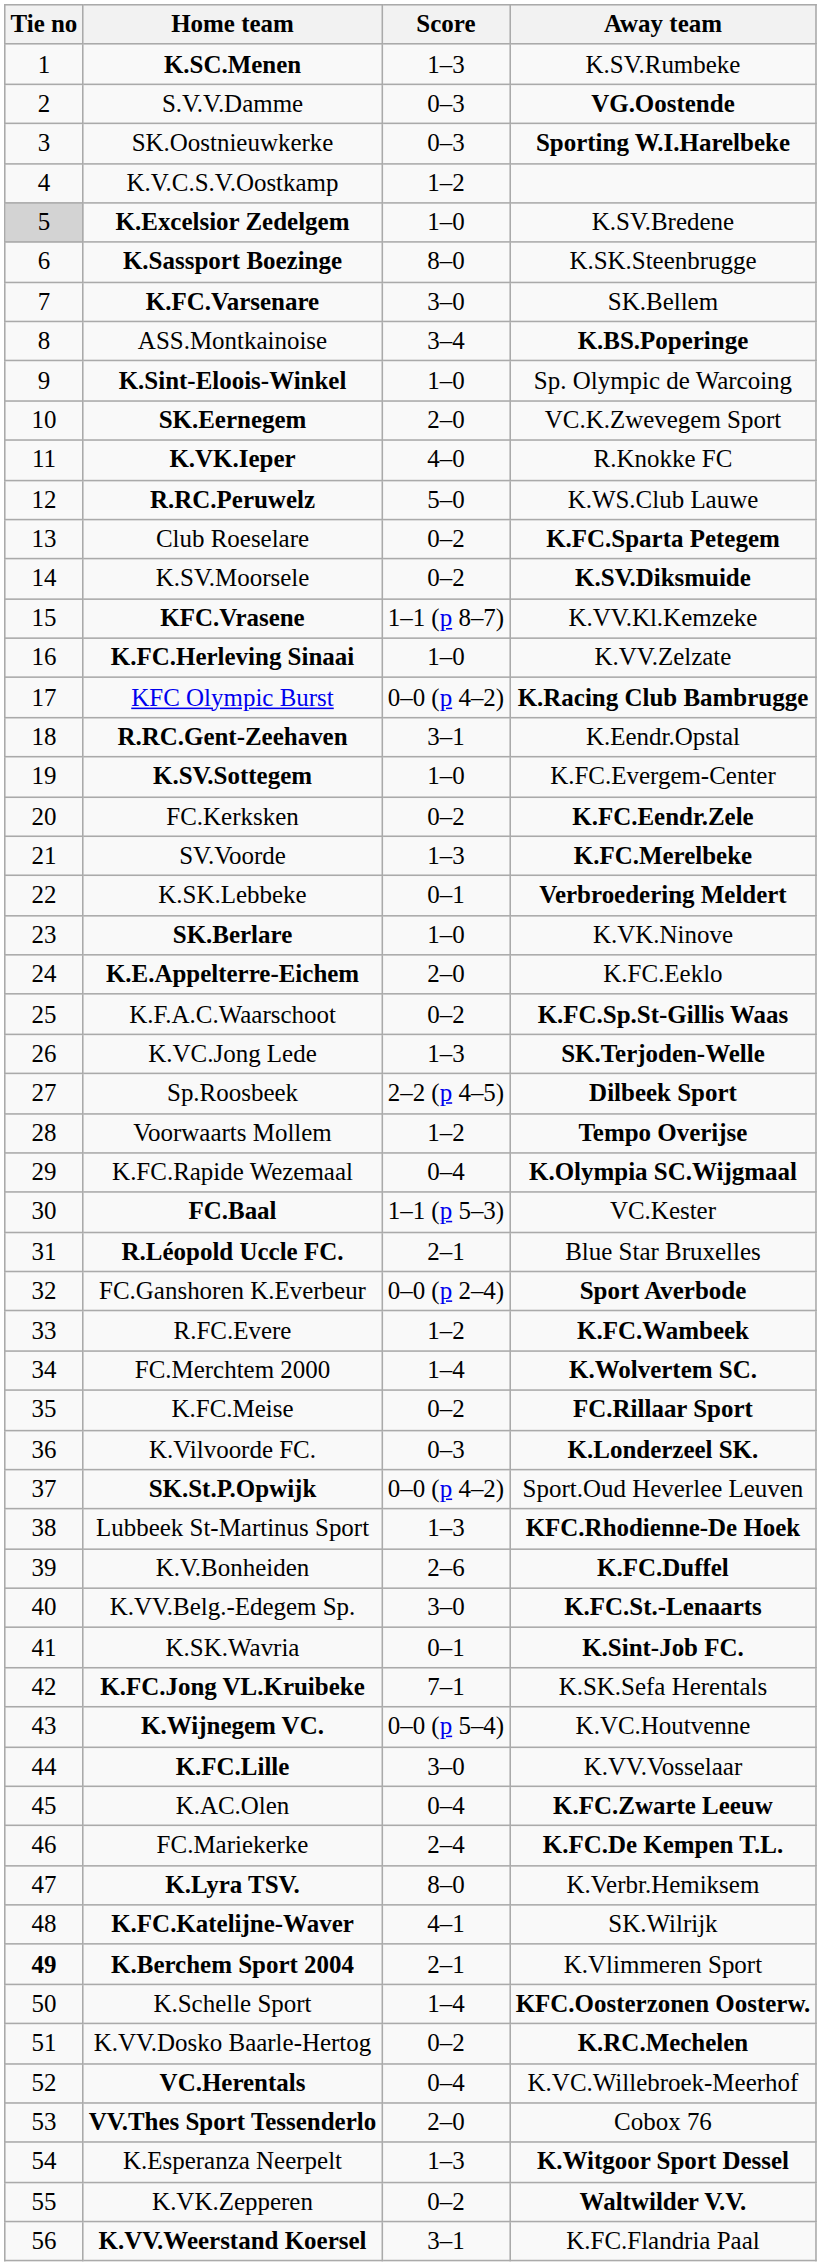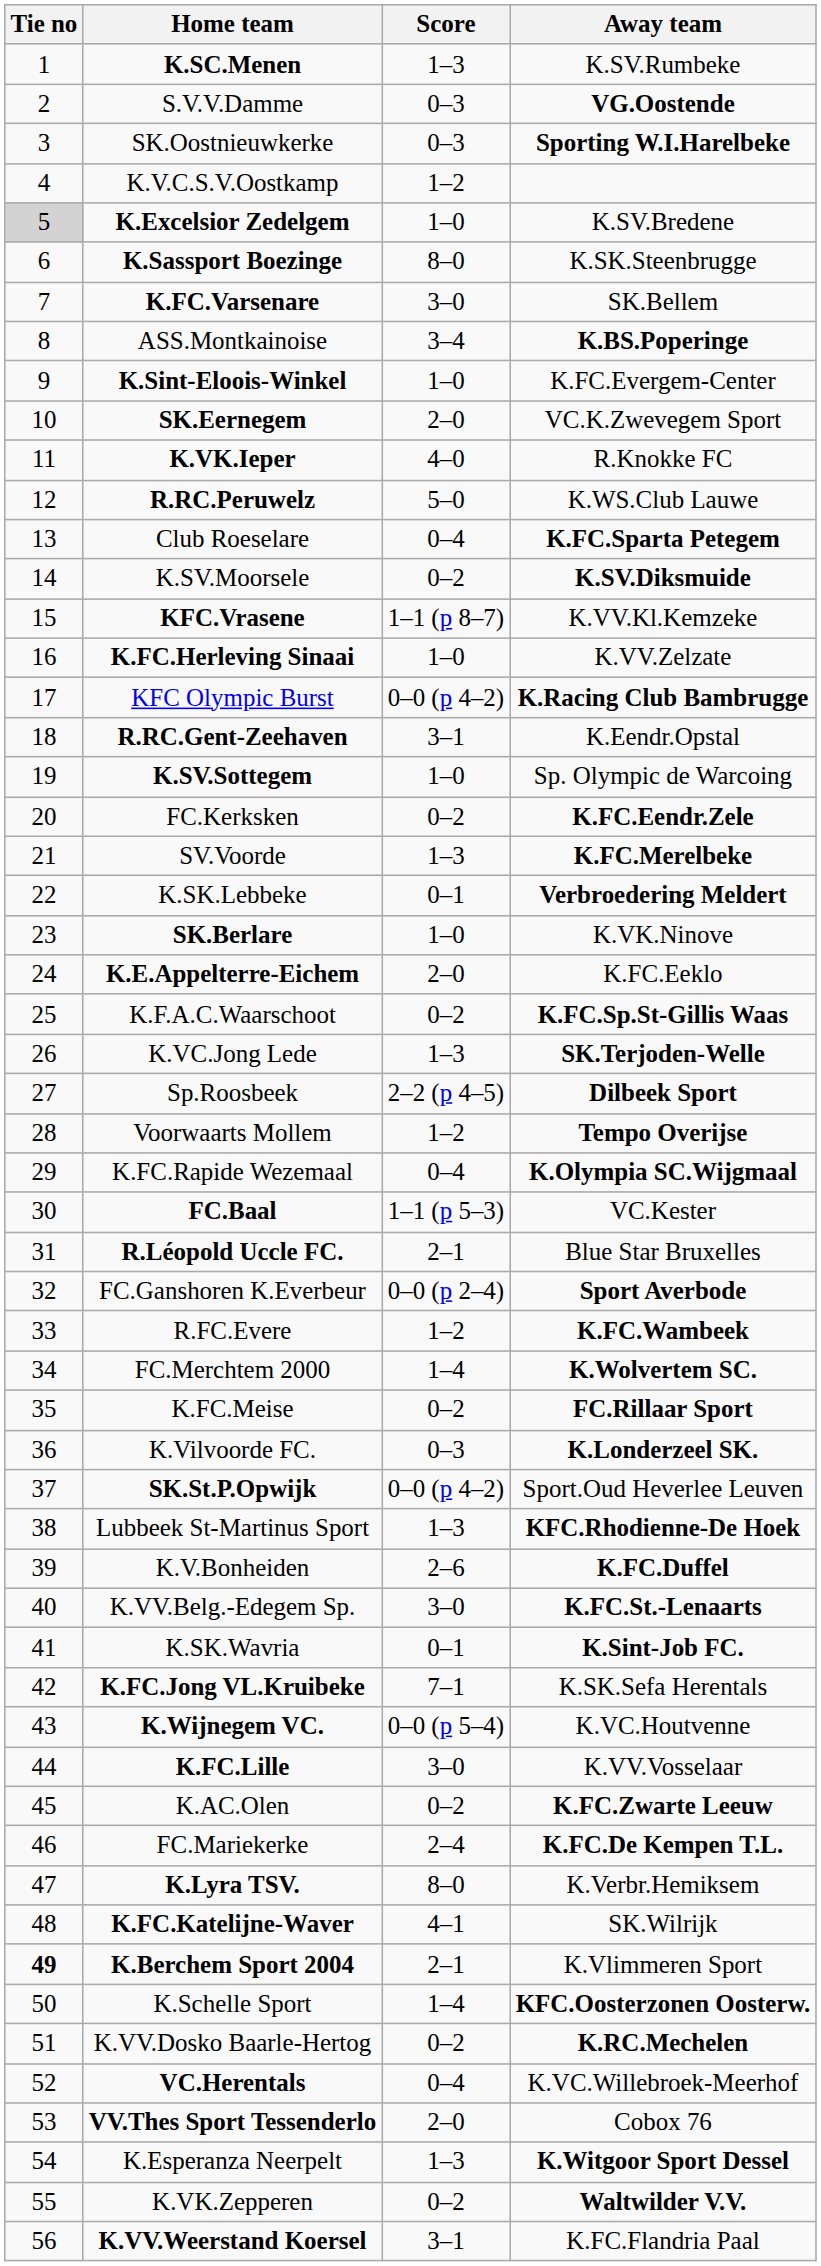(663, 380) Sp. Olympic de Warcoing -> (663, 380) K.FC.Evergem-Center
(446, 538) 0–2 -> (446, 538) 0–4
(663, 776) K.FC.Evergem-Center -> (663, 776) Sp. Olympic de Warcoing
(446, 1805) 0–4 -> (446, 1805) 0–2
